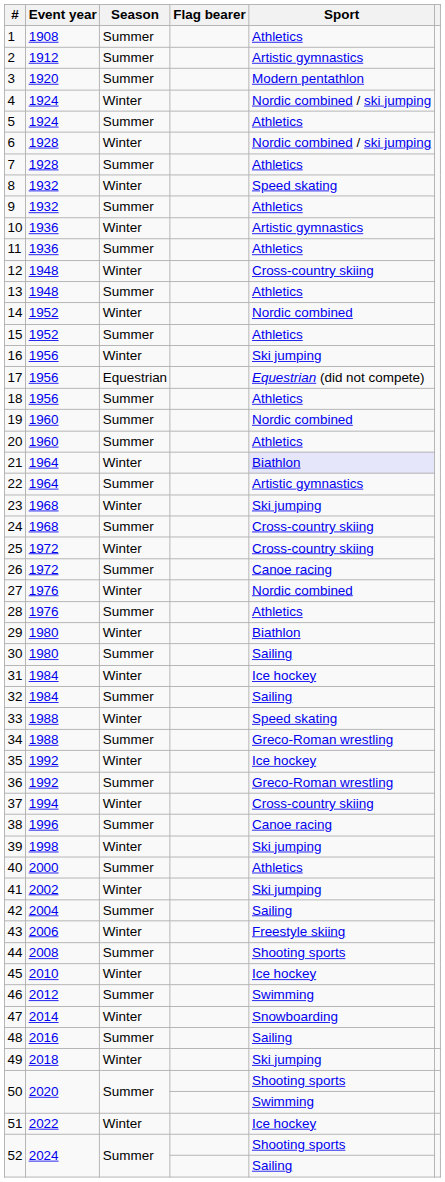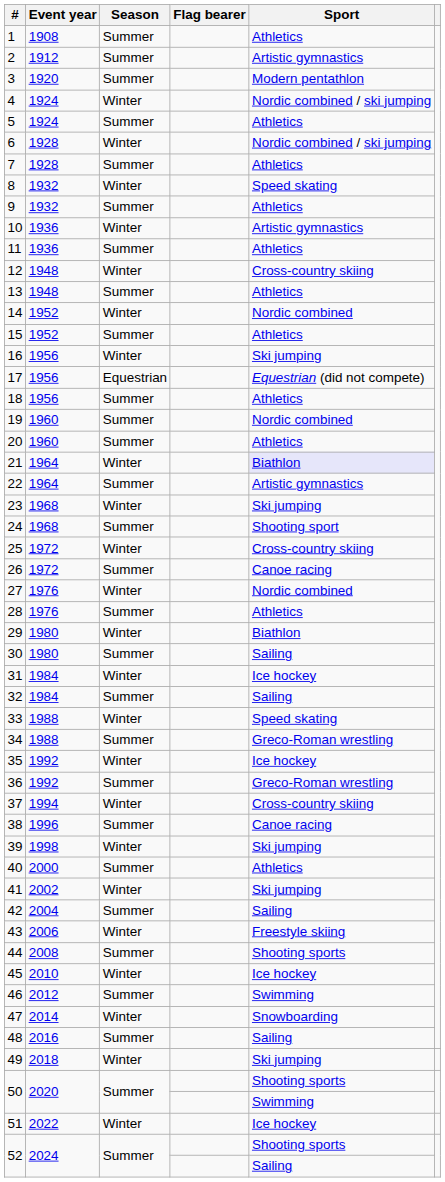(313, 526) Cross-country skiing -> (295, 526) Shooting sport
